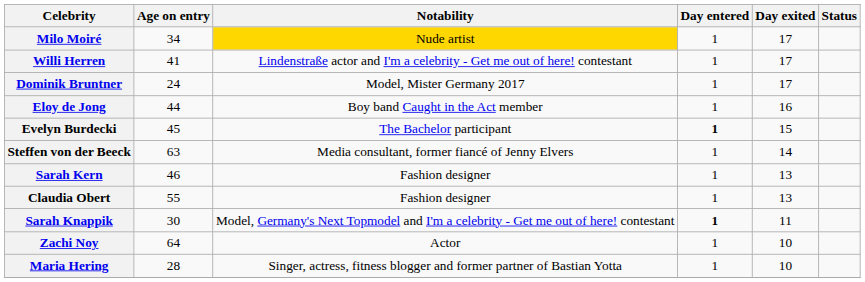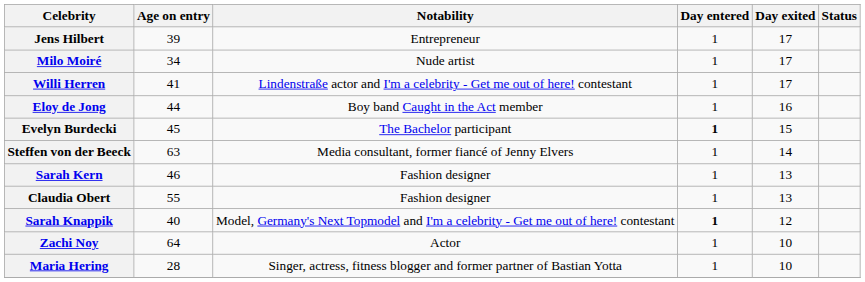+ row: (69, 38)
(445, 38) gold background -> (445, 61) no background
- row: (69, 84)
(173, 220) 30 -> (173, 220) 40
(785, 220) 11 -> (785, 220) 12
